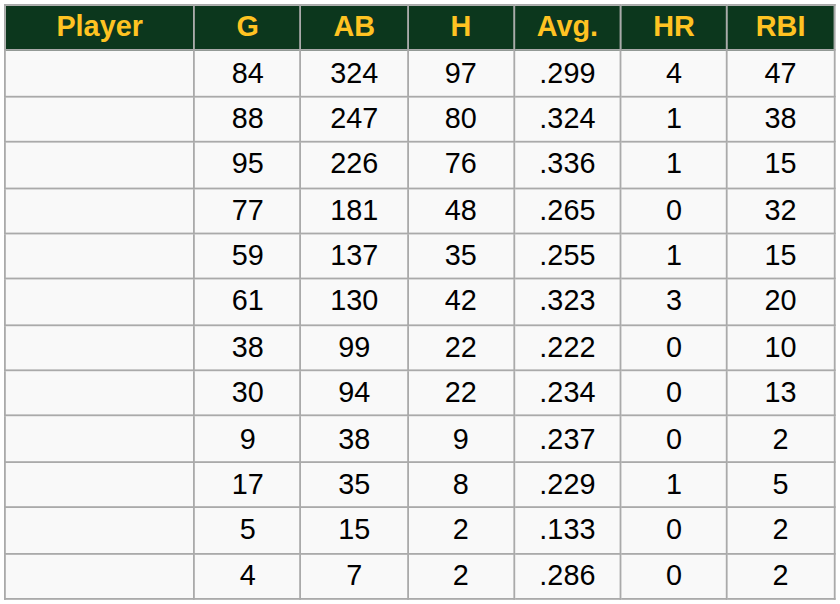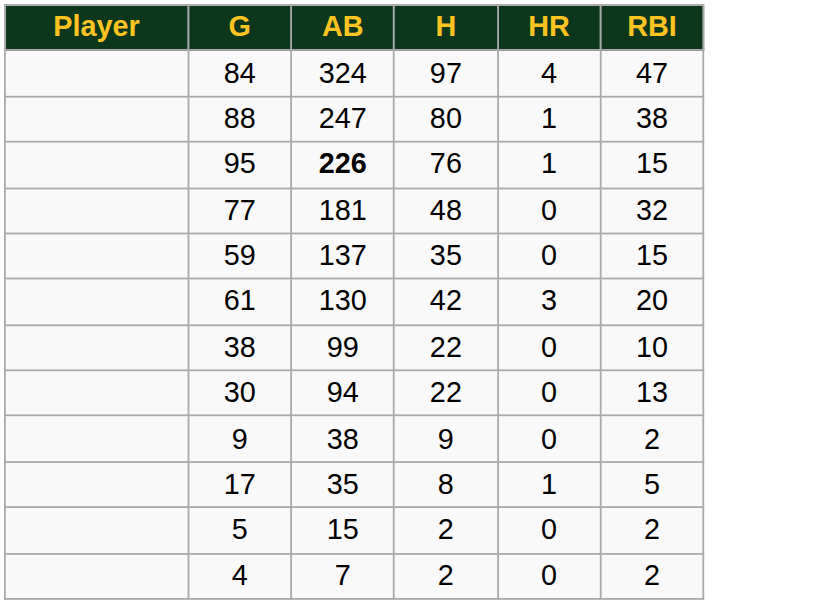- column: (567, 27)
(354, 164) normal -> (343, 164) bold
(674, 255) 1 -> (549, 255) 0
